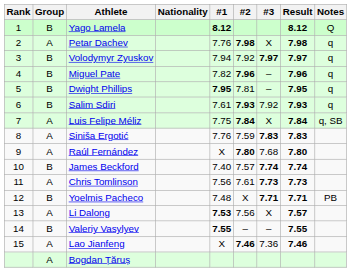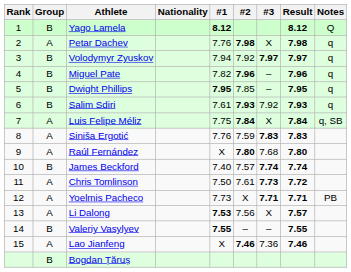(245, 89) 7.81 -> (245, 89) 7.85
(222, 182) 7.56 -> (222, 182) 7.50
(298, 182) 7.73 -> (298, 182) 7.72
(50, 197) B -> (50, 197) A
(222, 197) 7.48 -> (222, 197) 7.73
(50, 259) A -> (50, 259) B
